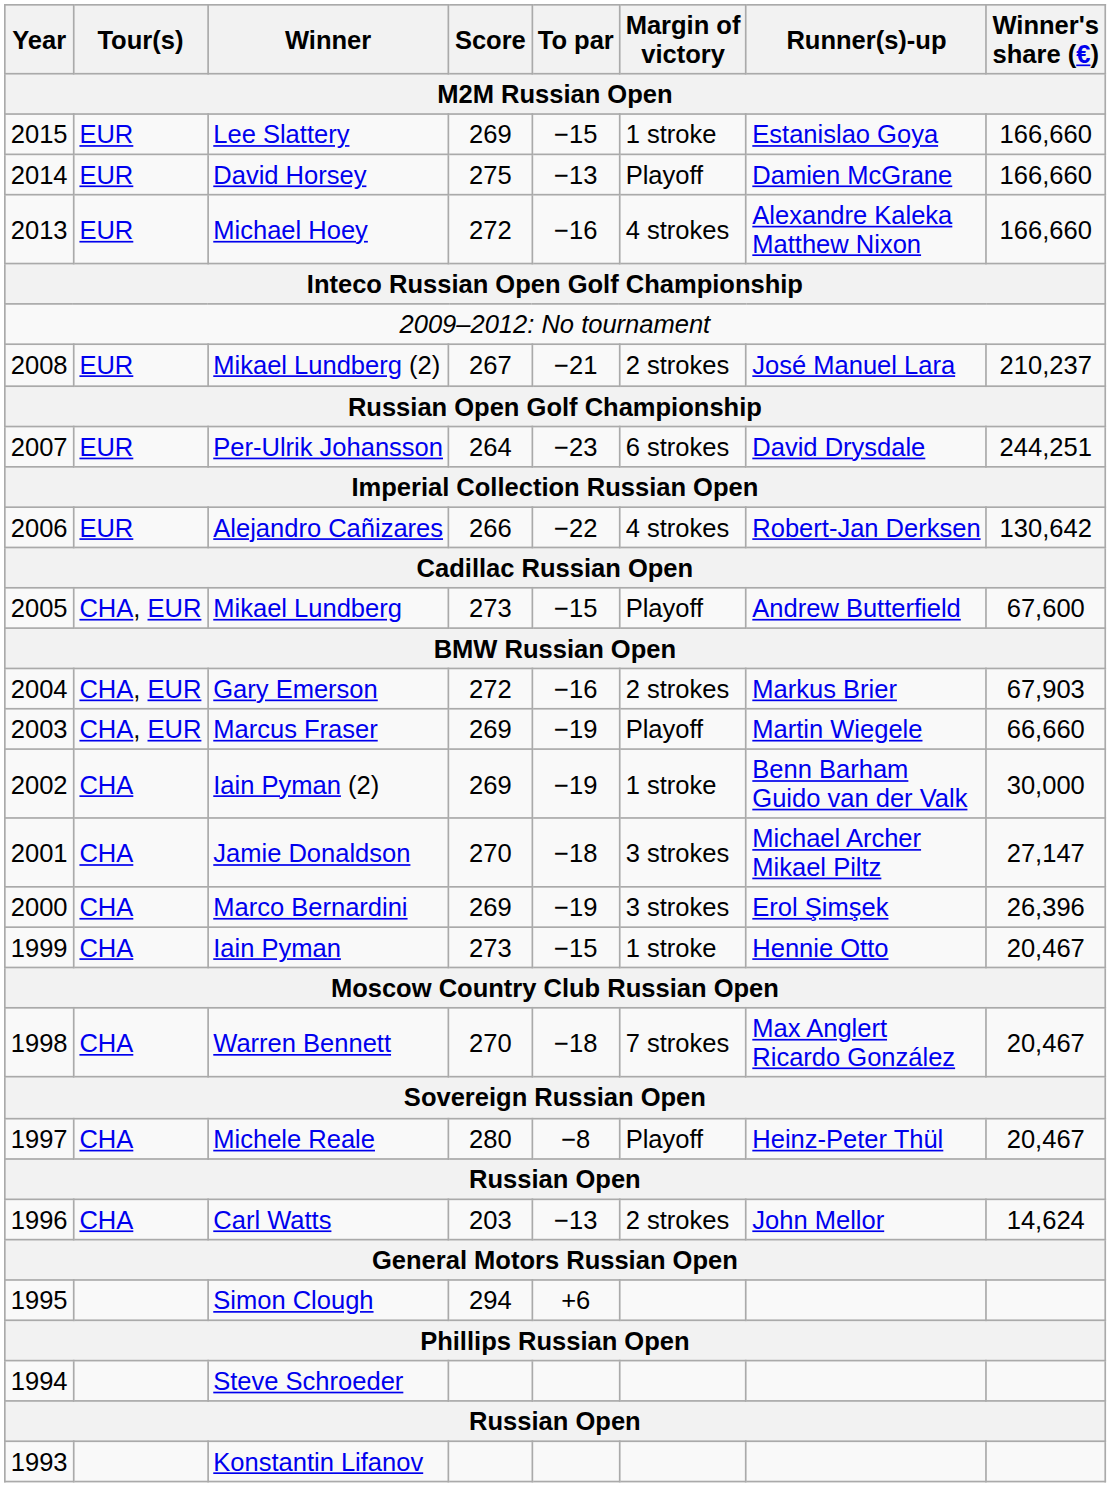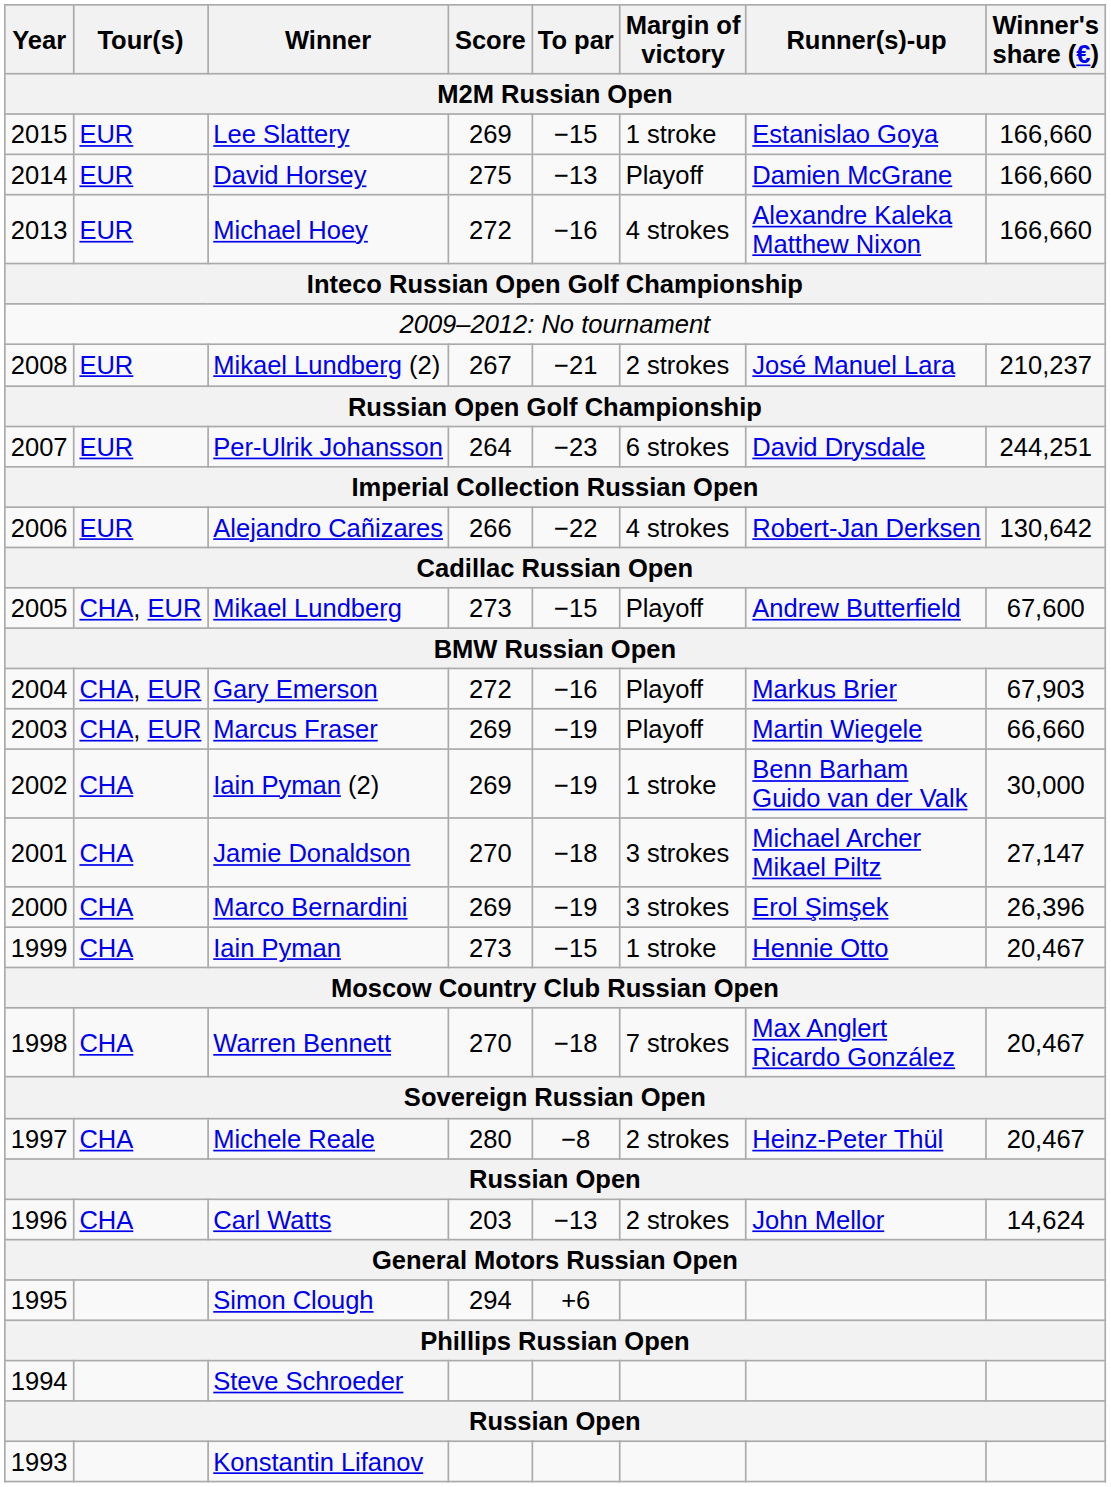(677, 689) 2 strokes -> (664, 689) Playoff
(664, 1138) Playoff -> (677, 1138) 2 strokes
